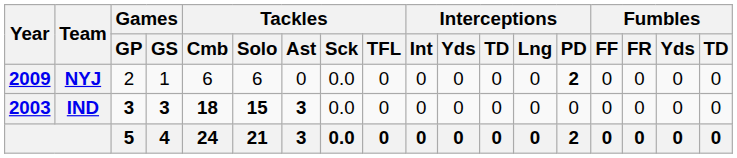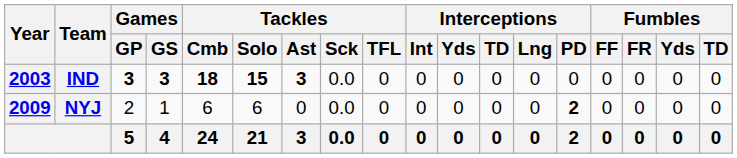rows swapped: (83, 108) <-> (83, 78)
